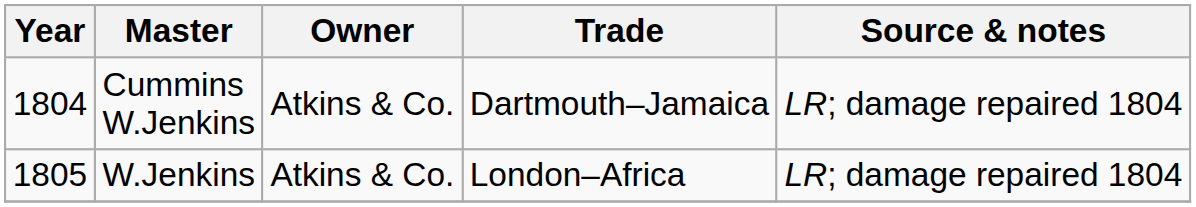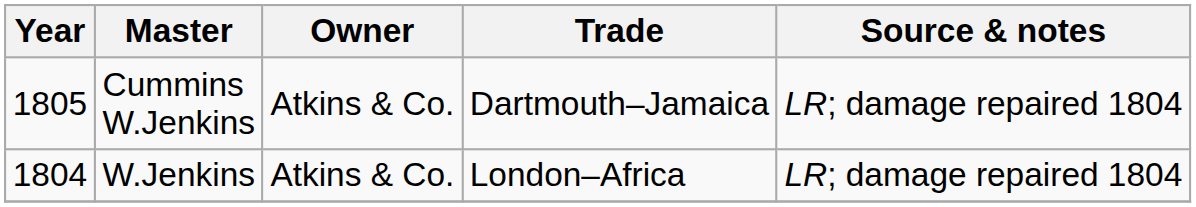(50, 102) 1804 -> (50, 102) 1805
(50, 174) 1805 -> (50, 174) 1804
